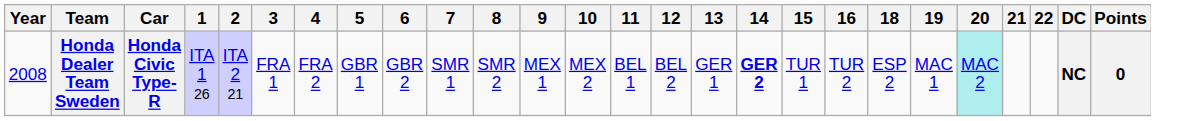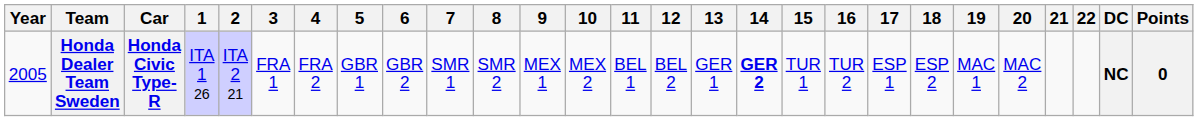+ column: (889, 18)
(28, 73) 2008 -> (28, 73) 2005
(980, 73) paleturquoise background -> (1022, 73) no background
